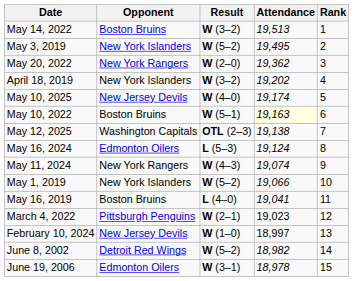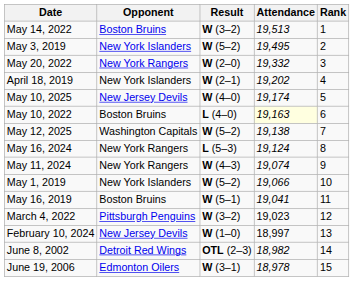(273, 64) 19,362 -> (273, 64) 19,332
(221, 81) W (3–2) -> (221, 81) W (2–1)
(221, 115) W (5–1) -> (219, 115) L (4–0)
(227, 132) OTL (2–3) -> (221, 132) W (5–2)
(139, 149) Edmonton Oilers -> (144, 149) New York Rangers
(219, 200) L (4–0) -> (221, 200) W (5–1)
(221, 217) W (2–1) -> (221, 217) W (3–2)
(221, 251) W (5–2) -> (227, 251) OTL (2–3)
